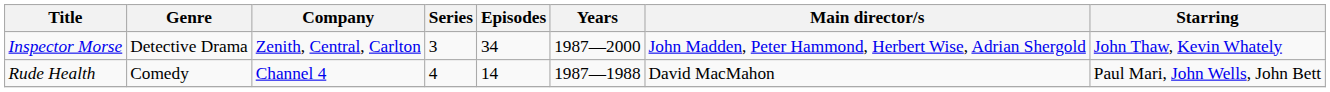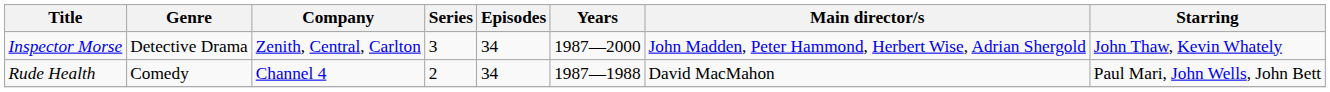(433, 73) 4 -> (433, 73) 2
(490, 73) 14 -> (490, 73) 34
